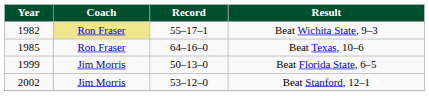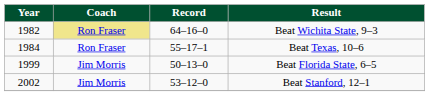(189, 30) 55–17–1 -> (189, 30) 64–16–0
(29, 47) 1985 -> (29, 47) 1984
(189, 47) 64–16–0 -> (189, 47) 55–17–1
